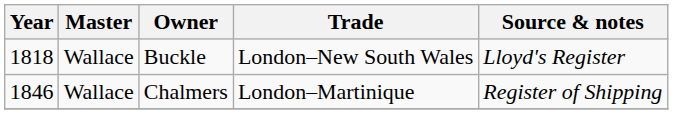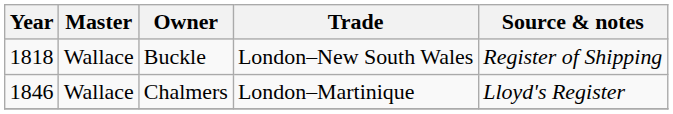(554, 56) Lloyd's Register -> (573, 56) Register of Shipping
(573, 91) Register of Shipping -> (554, 91) Lloyd's Register
